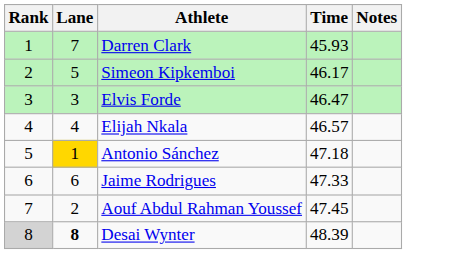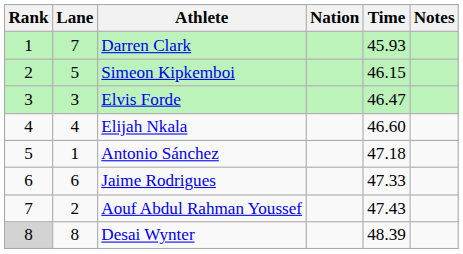+ column: (335, 18)
(329, 72) 46.17 -> (387, 72) 46.15
(329, 126) 46.57 -> (387, 126) 46.60
(75, 153) gold background -> (75, 153) no background
(329, 208) 47.45 -> (387, 208) 47.43
(75, 235) bold -> (75, 235) normal
